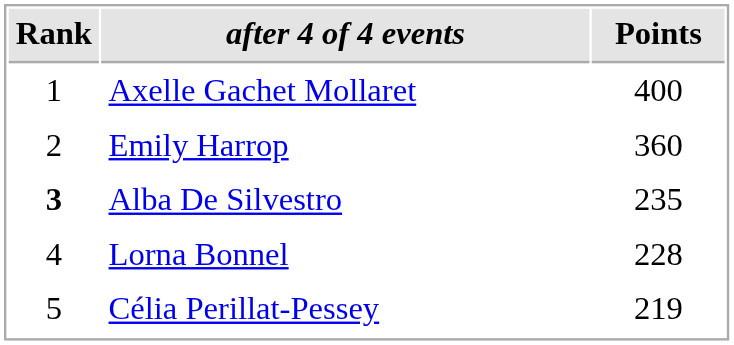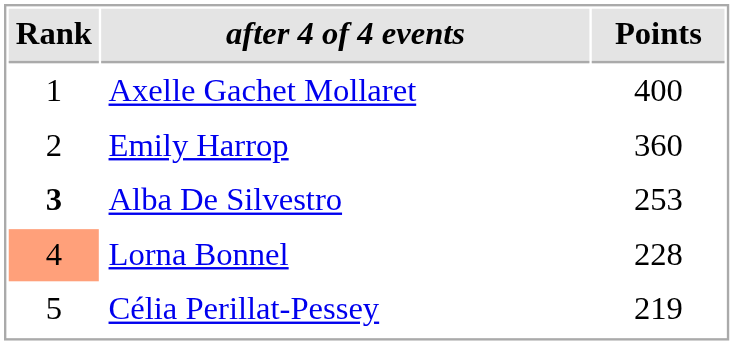(658, 200) 235 -> (658, 200) 253
(54, 254) no background -> (54, 254) lightsalmon background
